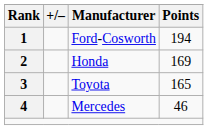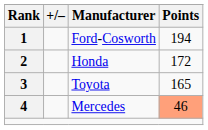(181, 61) 169 -> (181, 61) 172
(181, 107) no background -> (181, 107) lightsalmon background
